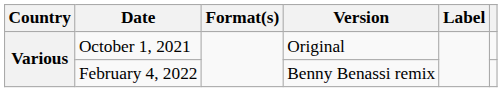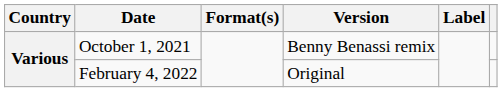(316, 45) Original -> (361, 45) Benny Benassi remix
(361, 73) Benny Benassi remix -> (316, 73) Original
